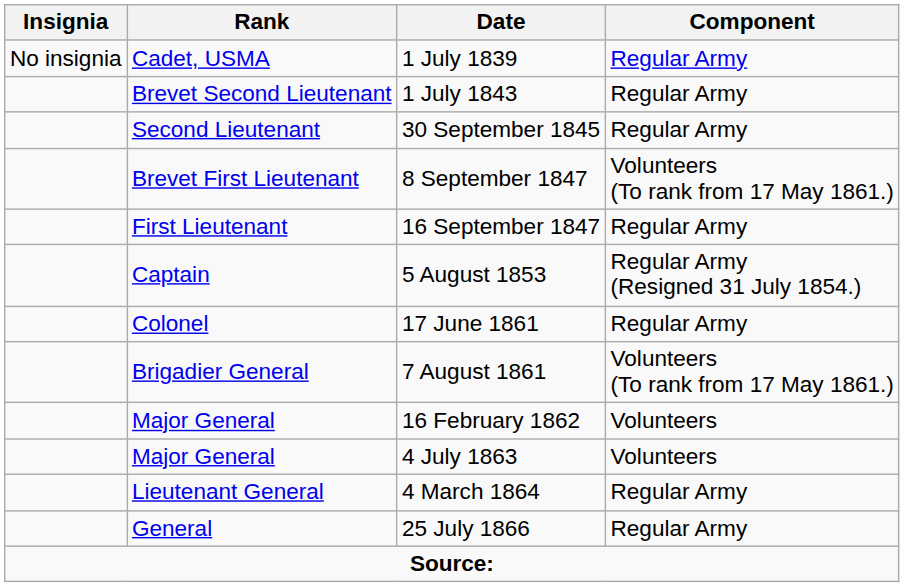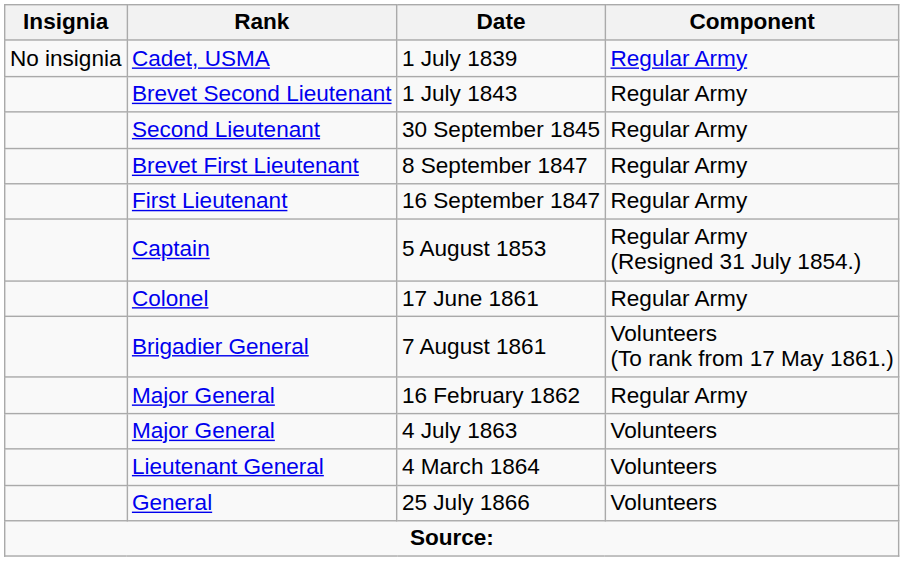(752, 178) Volunteers (To rank from 17 May 1861.) -> (679, 165) Regular Army
(664, 420) Volunteers -> (679, 395) Regular Army
(679, 492) Regular Army -> (664, 466) Volunteers
(679, 527) Regular Army -> (664, 502) Volunteers
